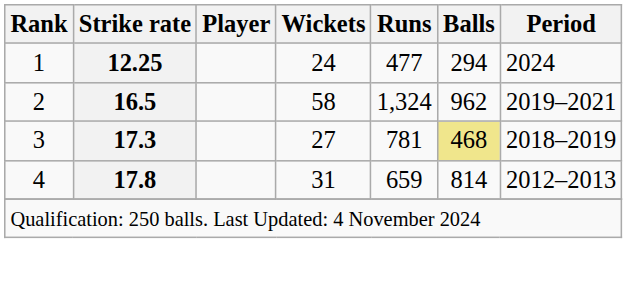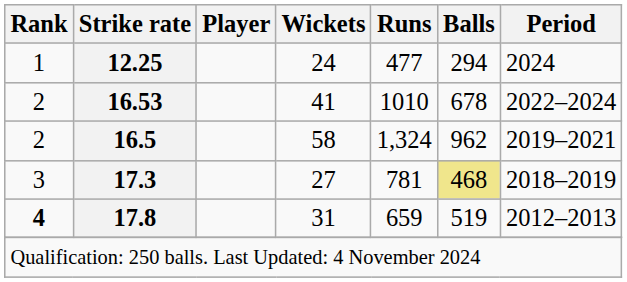+ row: (135, 101)
(39, 179) normal -> (39, 218) bold
(469, 179) 814 -> (469, 218) 519
